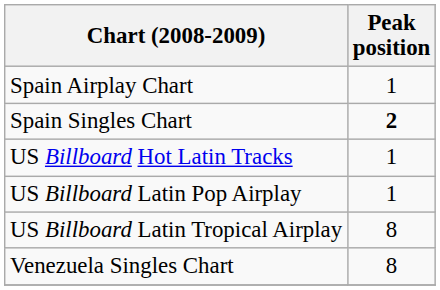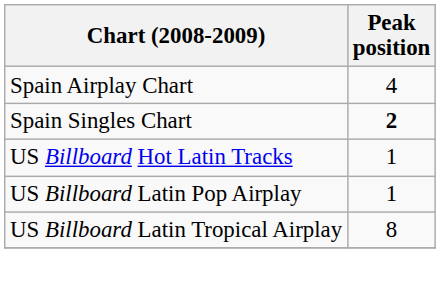(392, 84) 1 -> (392, 84) 4
- row: (122, 266)
